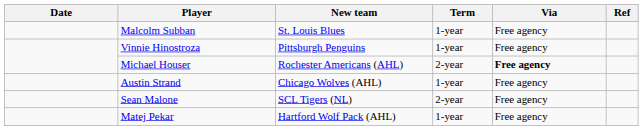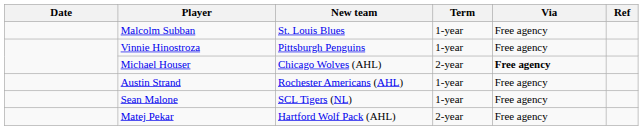(341, 64) Rochester Americans (AHL) -> (330, 64) Chicago Wolves (AHL)
(330, 82) Chicago Wolves (AHL) -> (341, 82) Rochester Americans (AHL)
(449, 99) 2-year -> (449, 99) 1-year
(449, 116) 1-year -> (449, 116) 2-year
